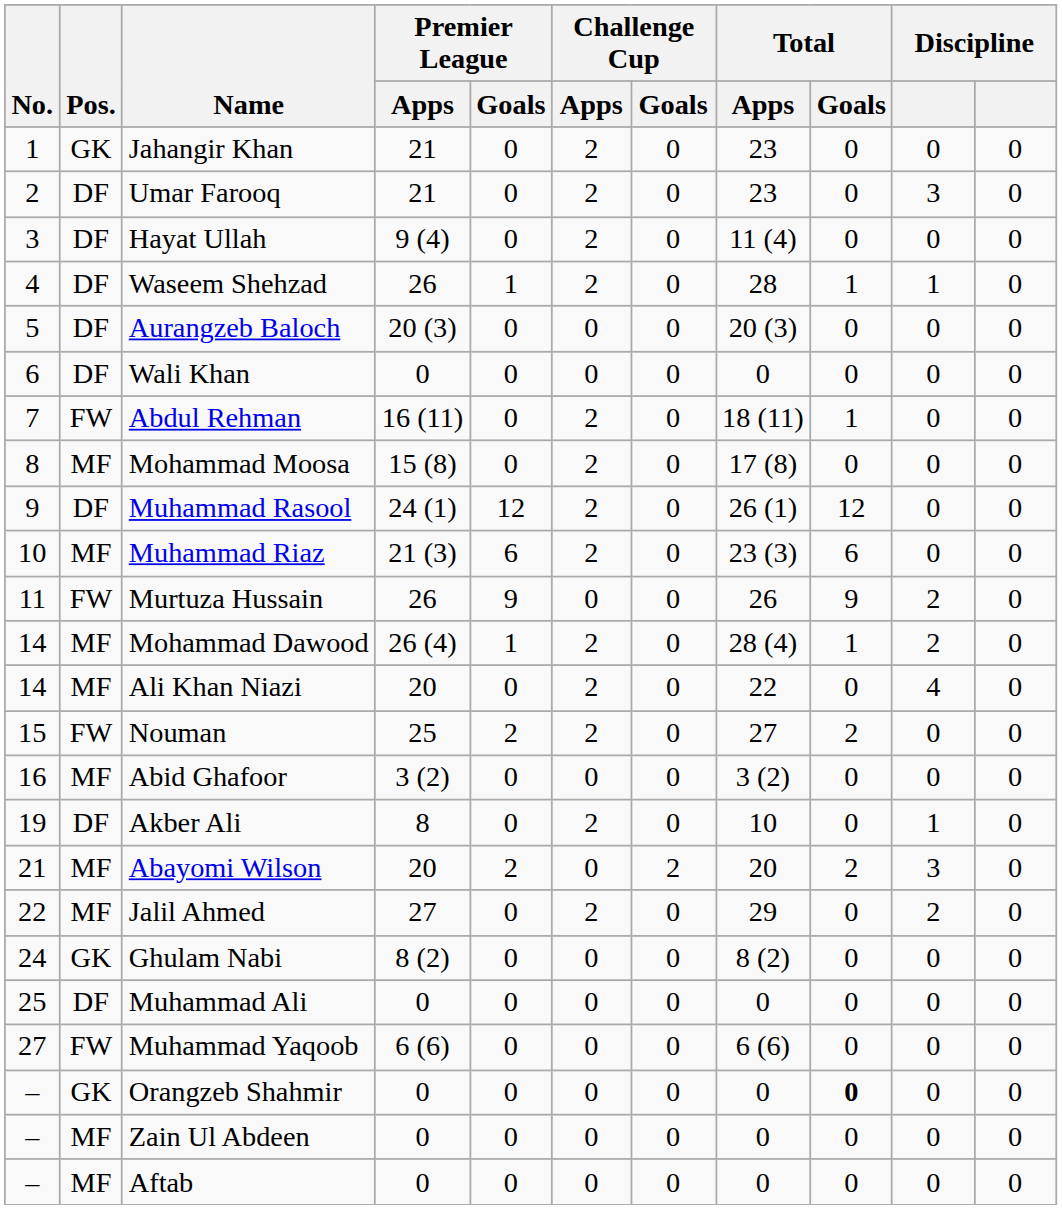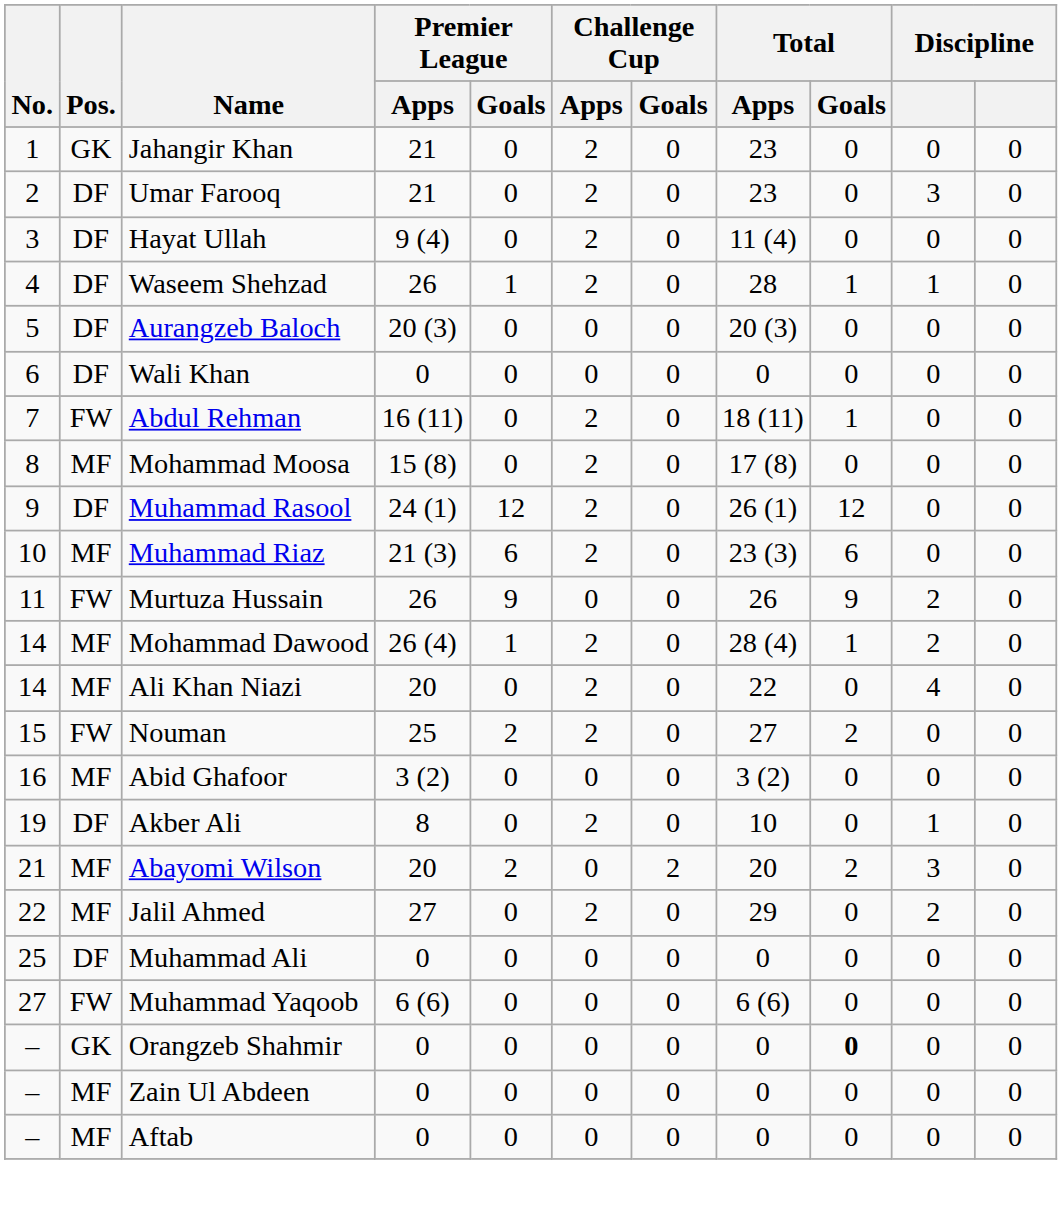- row: (205, 957)
